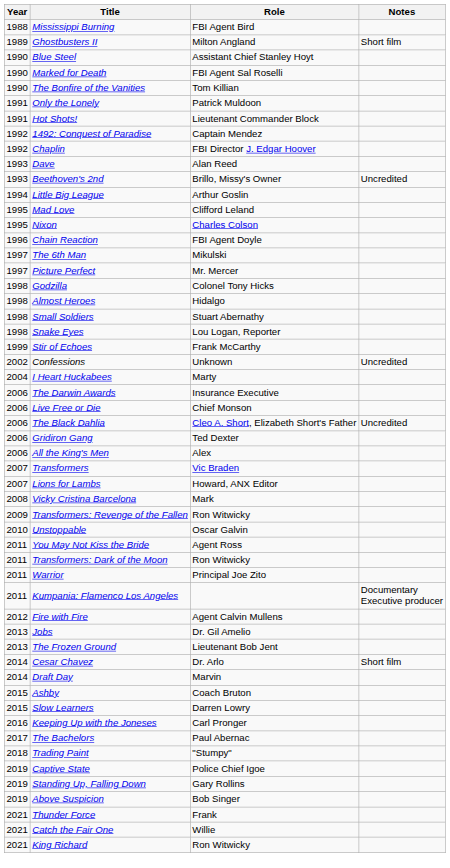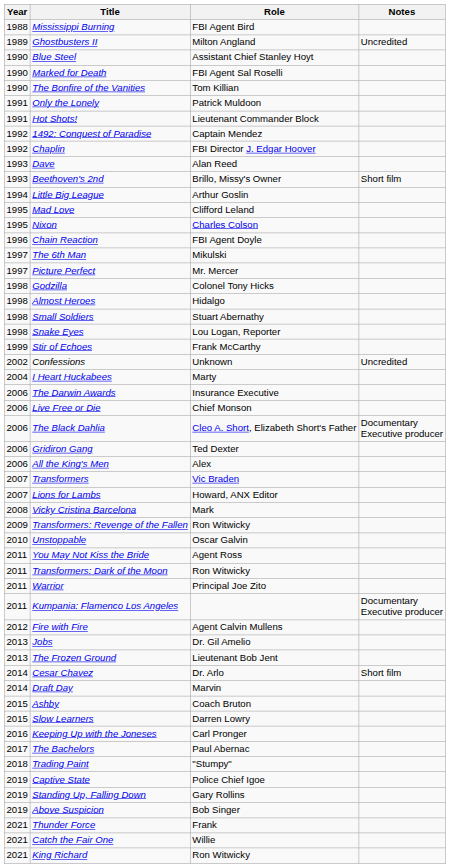(381, 42) Short film -> (384, 42) Uncredited
(384, 179) Uncredited -> (381, 179) Short film
(384, 423) Uncredited -> (402, 428) Documentary Executive producer
